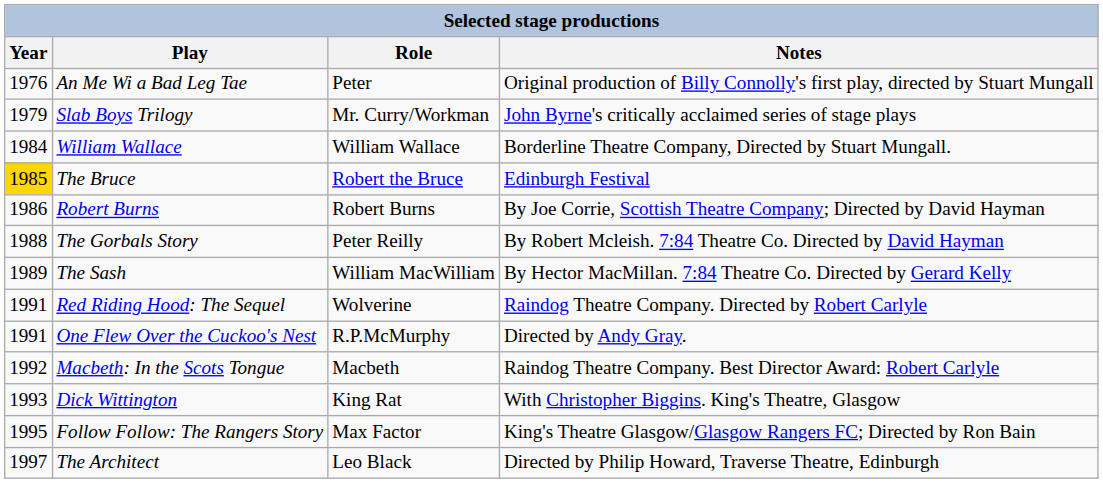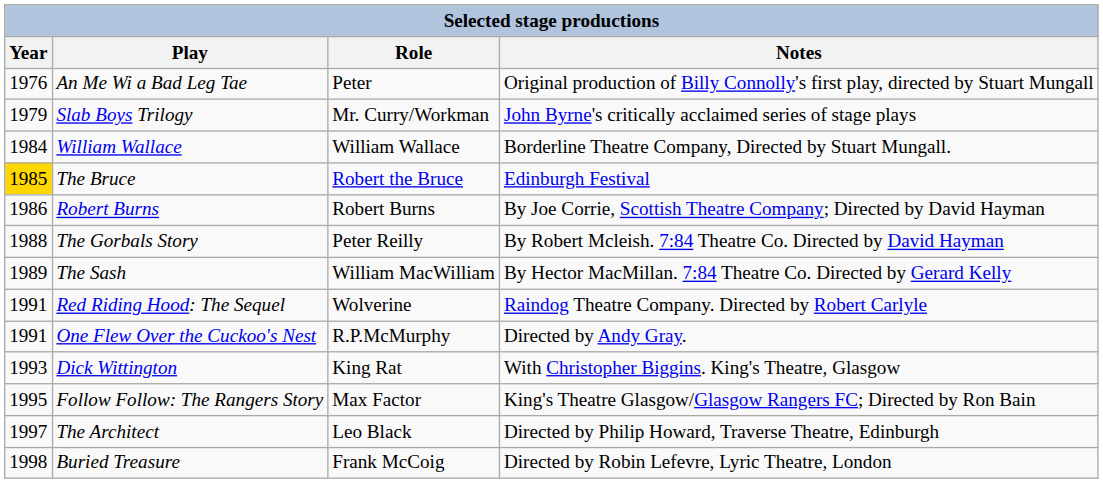- row: (170, 368)
+ row: (118, 462)
